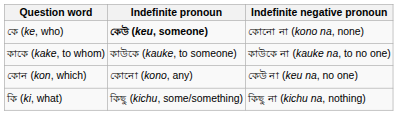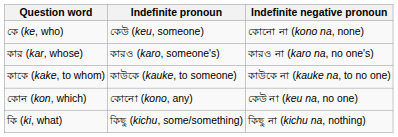(159, 31) bold -> (157, 31) normal
+ row: (45, 54)
